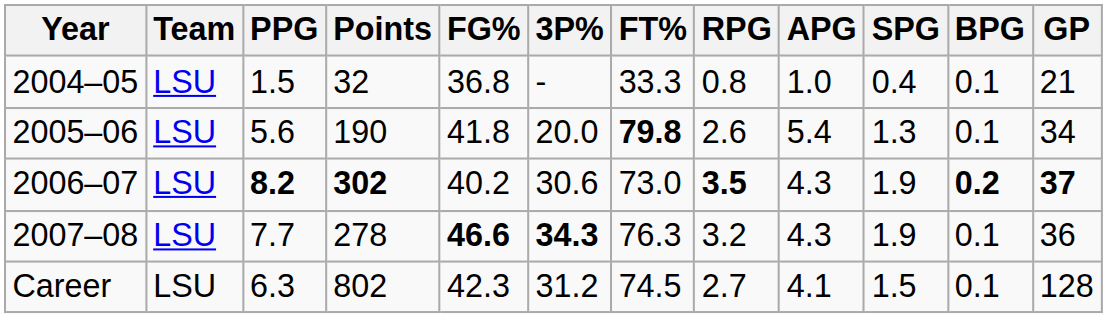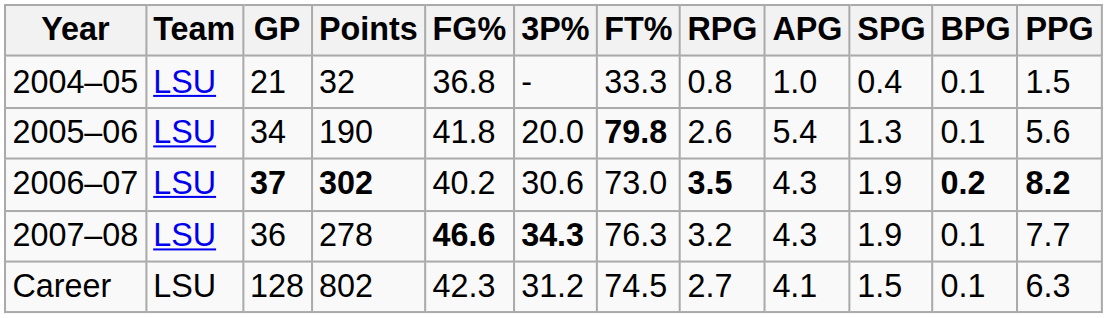columns swapped: (1067, 30) <-> (284, 30)
